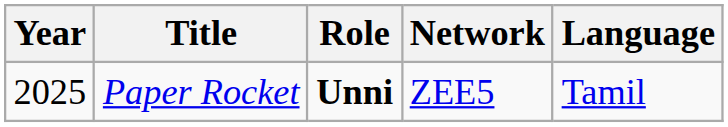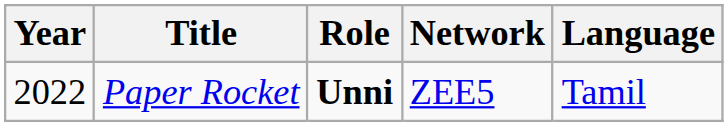(50, 90) 2025 -> (50, 90) 2022
